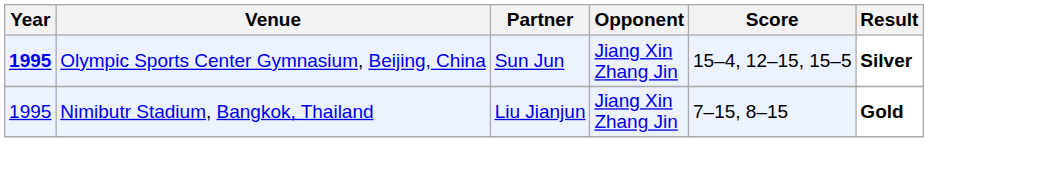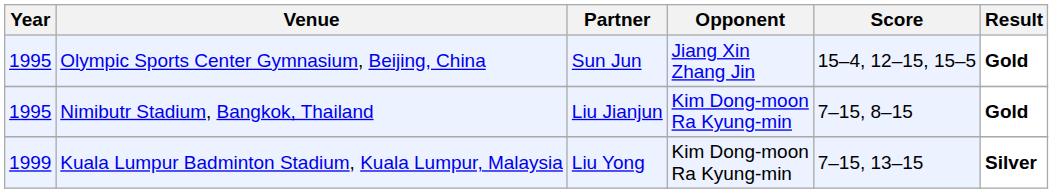(30, 61) bold -> (30, 61) normal
(886, 61) Silver -> (1007, 61) Gold
(636, 112) Jiang Xin Zhang Jin -> (740, 112) Kim Dong-moon Ra Kyung-min
+ row: (312, 163)
